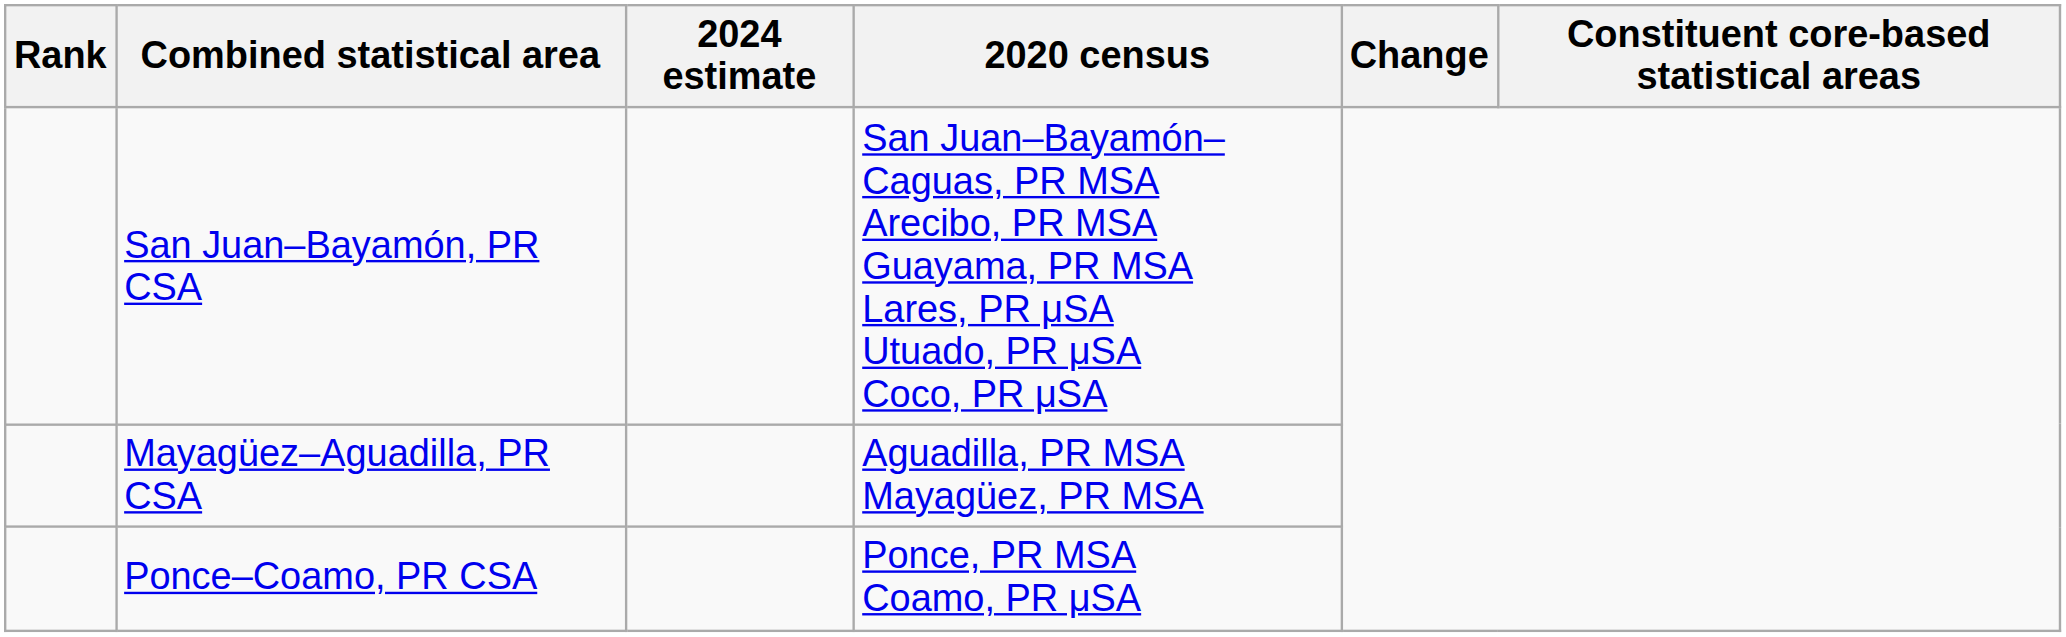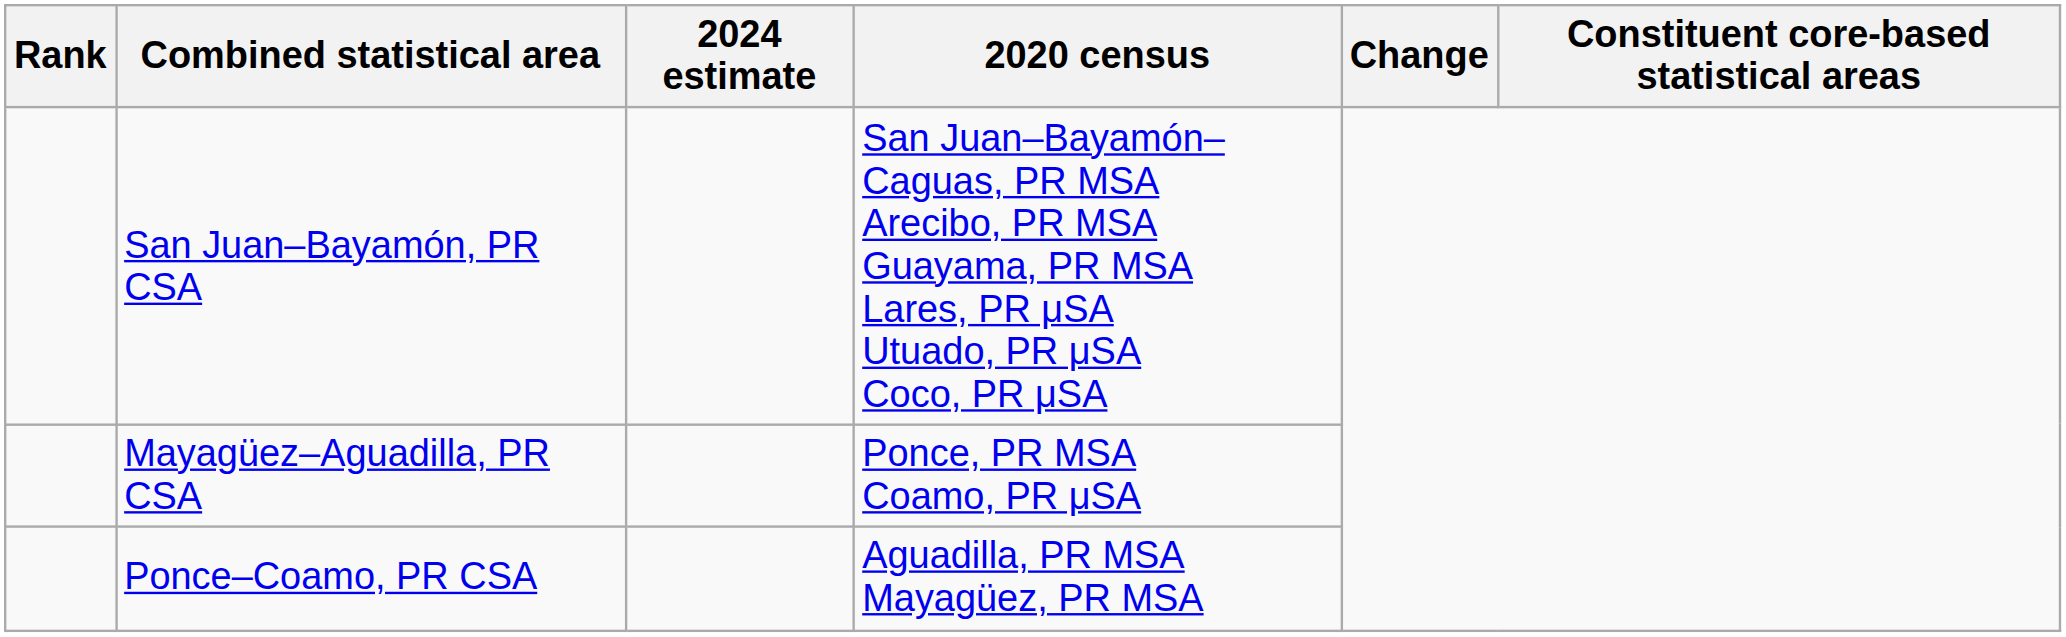(1033, 474) Aguadilla, PR MSA Mayagüez, PR MSA -> (1002, 474) Ponce, PR MSA Coamo, PR μSA
(1002, 577) Ponce, PR MSA Coamo, PR μSA -> (1033, 577) Aguadilla, PR MSA Mayagüez, PR MSA
